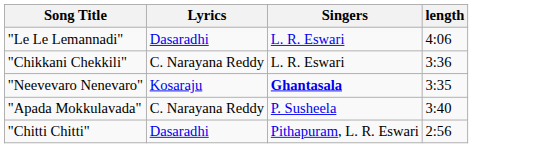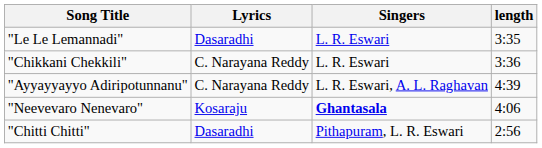(438, 39) 4:06 -> (508, 39) 3:35
+ row: (98, 85)
(438, 85) 3:35 -> (508, 108) 4:06
- row: (75, 108)
